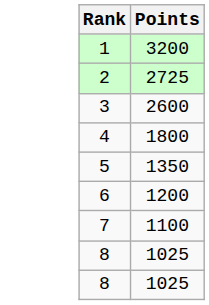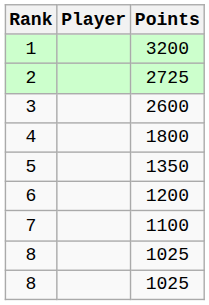+ column: (94, 19)
